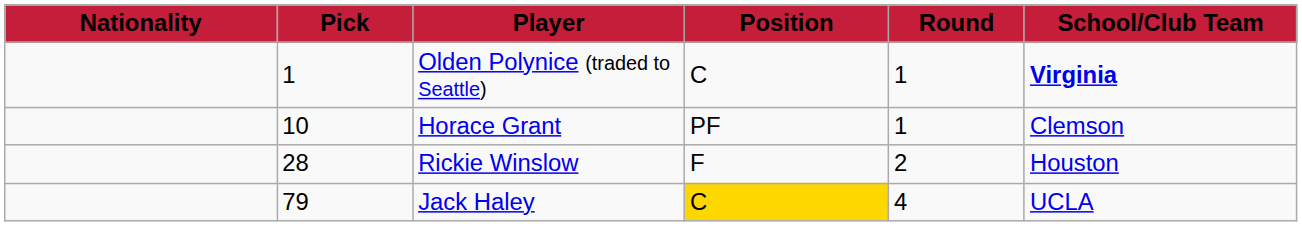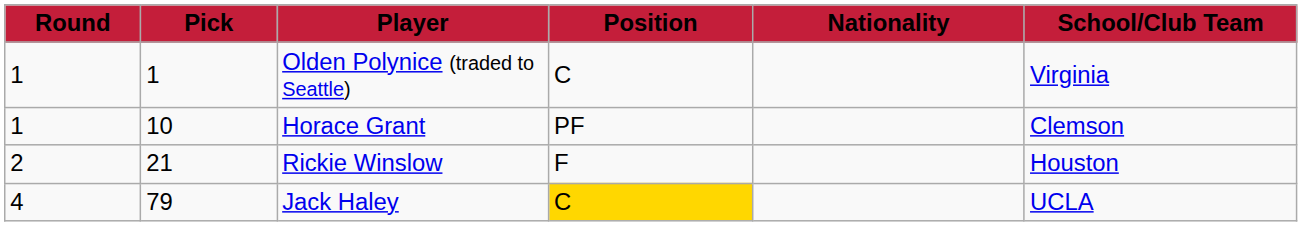columns swapped: (957, 23) <-> (141, 23)
(1074, 74) bold -> (1070, 74) normal
(295, 163) 28 -> (159, 163) 21
